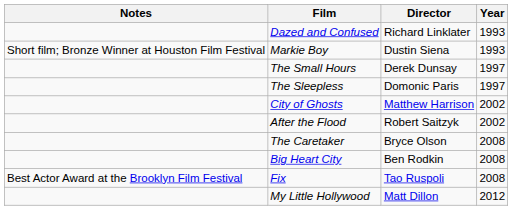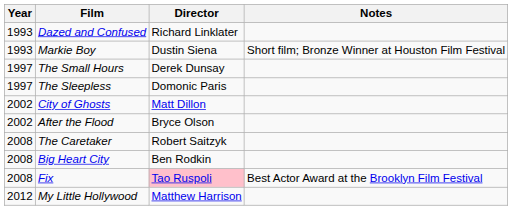columns swapped: (492, 13) <-> (136, 13)
(429, 104) Matthew Harrison -> (179, 104) Matt Dillon
(421, 123) Robert Saitzyk -> (183, 123) Bryce Olson
(415, 141) Bryce Olson -> (189, 141) Robert Saitzyk
(414, 178) no background -> (182, 178) pink background
(411, 196) Matt Dillon -> (197, 196) Matthew Harrison
